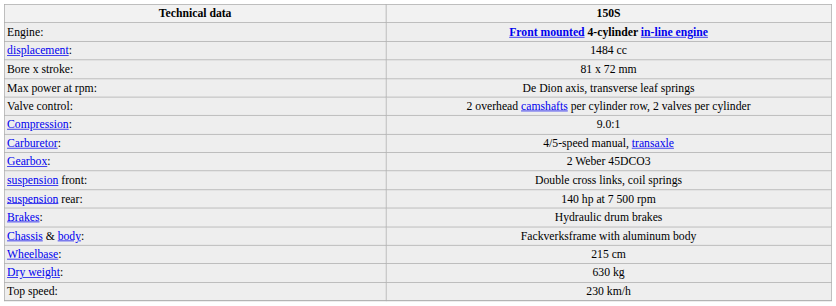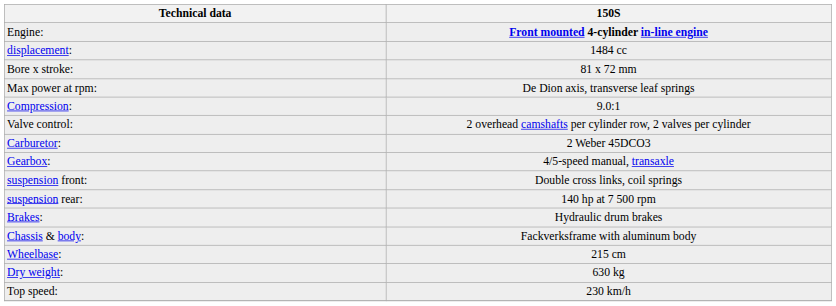rows swapped: (41, 106) <-> (41, 124)
(609, 143) 4/5-speed manual, transaxle -> (609, 143) 2 Weber 45DCO3
(609, 161) 2 Weber 45DCO3 -> (609, 161) 4/5-speed manual, transaxle
